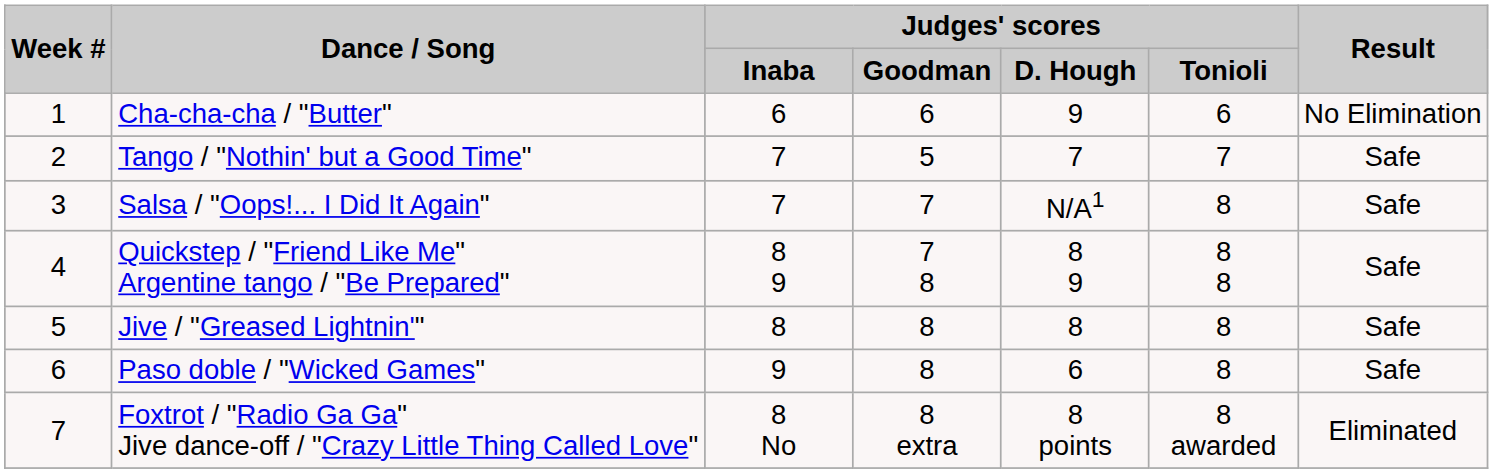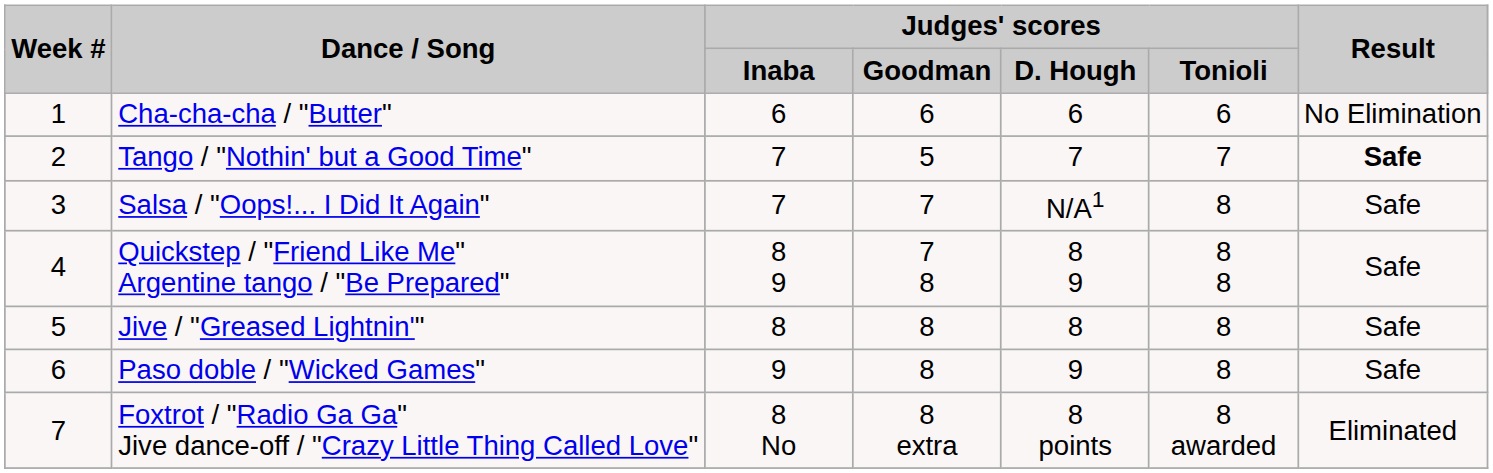(1075, 114) 9 -> (1075, 114) 6
(1393, 157) normal -> (1393, 157) bold
(1075, 370) 6 -> (1075, 370) 9
